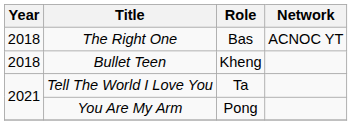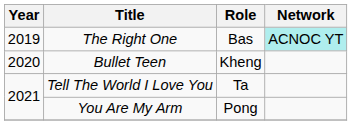(24, 39) 2018 -> (24, 39) 2019
(306, 39) no background -> (306, 39) paleturquoise background
(24, 62) 2018 -> (24, 62) 2020
